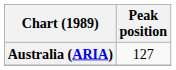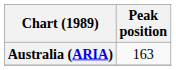(143, 53) 127 -> (143, 53) 163
